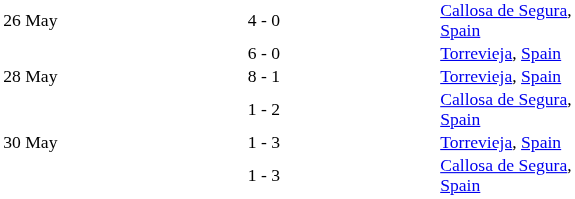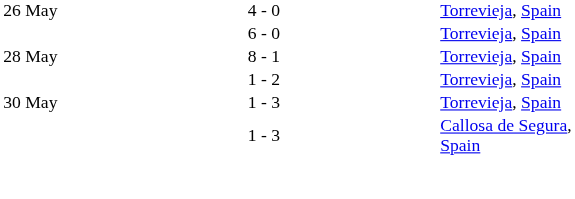(506, 20) Callosa de Segura, Spain -> (501, 10) Torrevieja, Spain
(506, 109) Callosa de Segura, Spain -> (501, 79) Torrevieja, Spain
